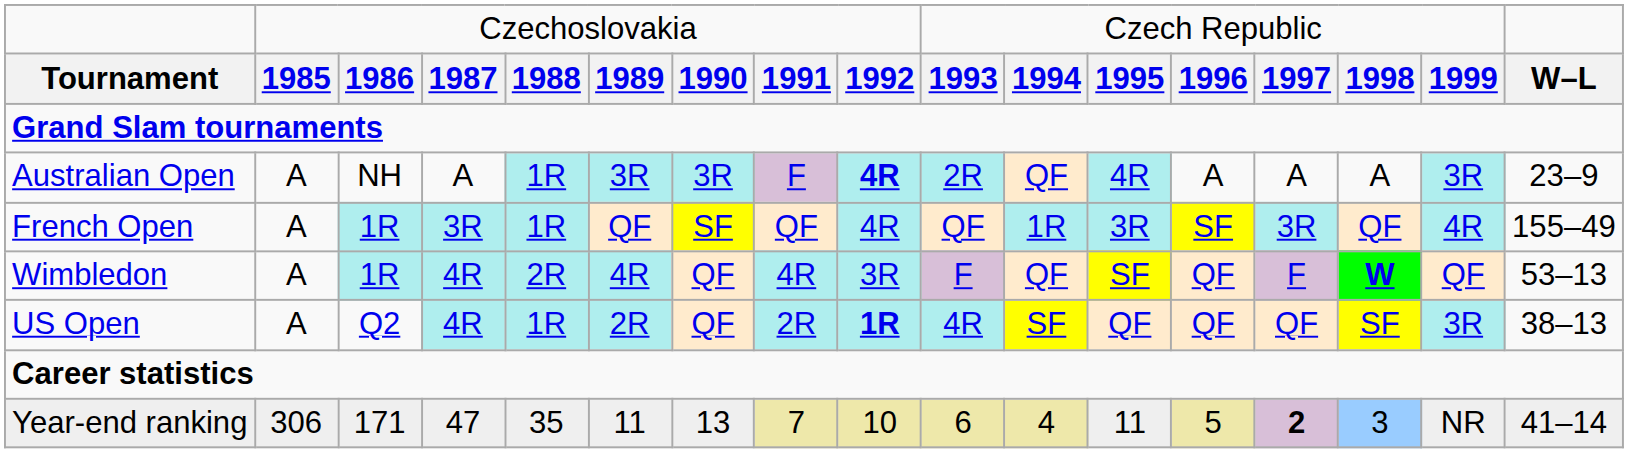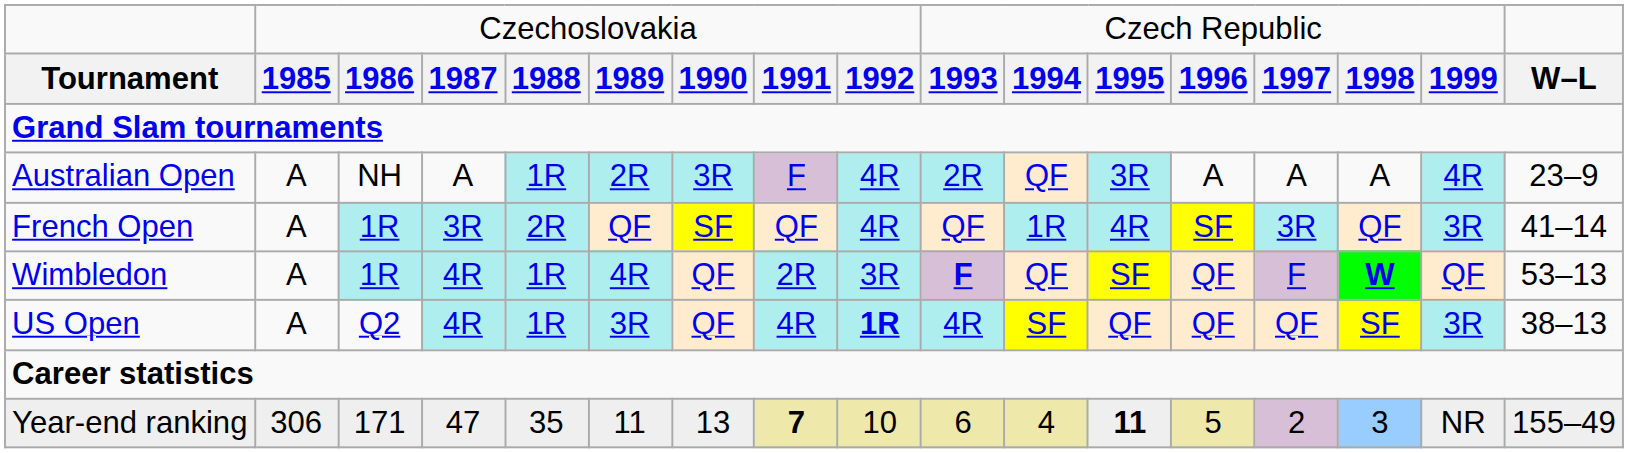(630, 176) 3R -> (630, 176) 2R
(880, 176) bold -> (880, 176) normal
(1130, 176) 4R -> (1130, 176) 3R
(1463, 176) 3R -> (1463, 176) 4R
(546, 226) 1R -> (546, 226) 2R
(1130, 226) 3R -> (1130, 226) 4R
(1463, 226) 4R -> (1463, 226) 3R
(1564, 226) 155–49 -> (1564, 226) 41–14
(546, 275) 2R -> (546, 275) 1R
(796, 275) 4R -> (796, 275) 2R
(963, 275) normal -> (963, 275) bold
(630, 324) 2R -> (630, 324) 3R
(796, 324) 2R -> (796, 324) 4R
(796, 422) normal -> (796, 422) bold
(1130, 422) normal -> (1130, 422) bold
(1297, 422) bold -> (1297, 422) normal
(1564, 422) 41–14 -> (1564, 422) 155–49
